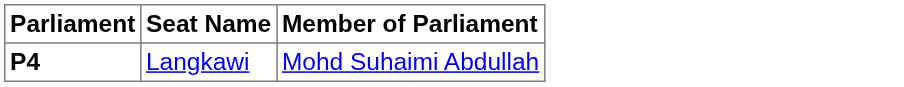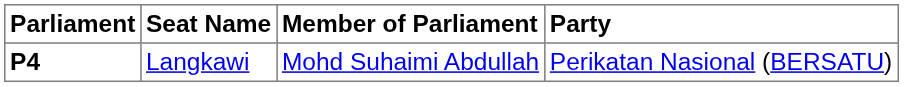+ column: (580, 23)
